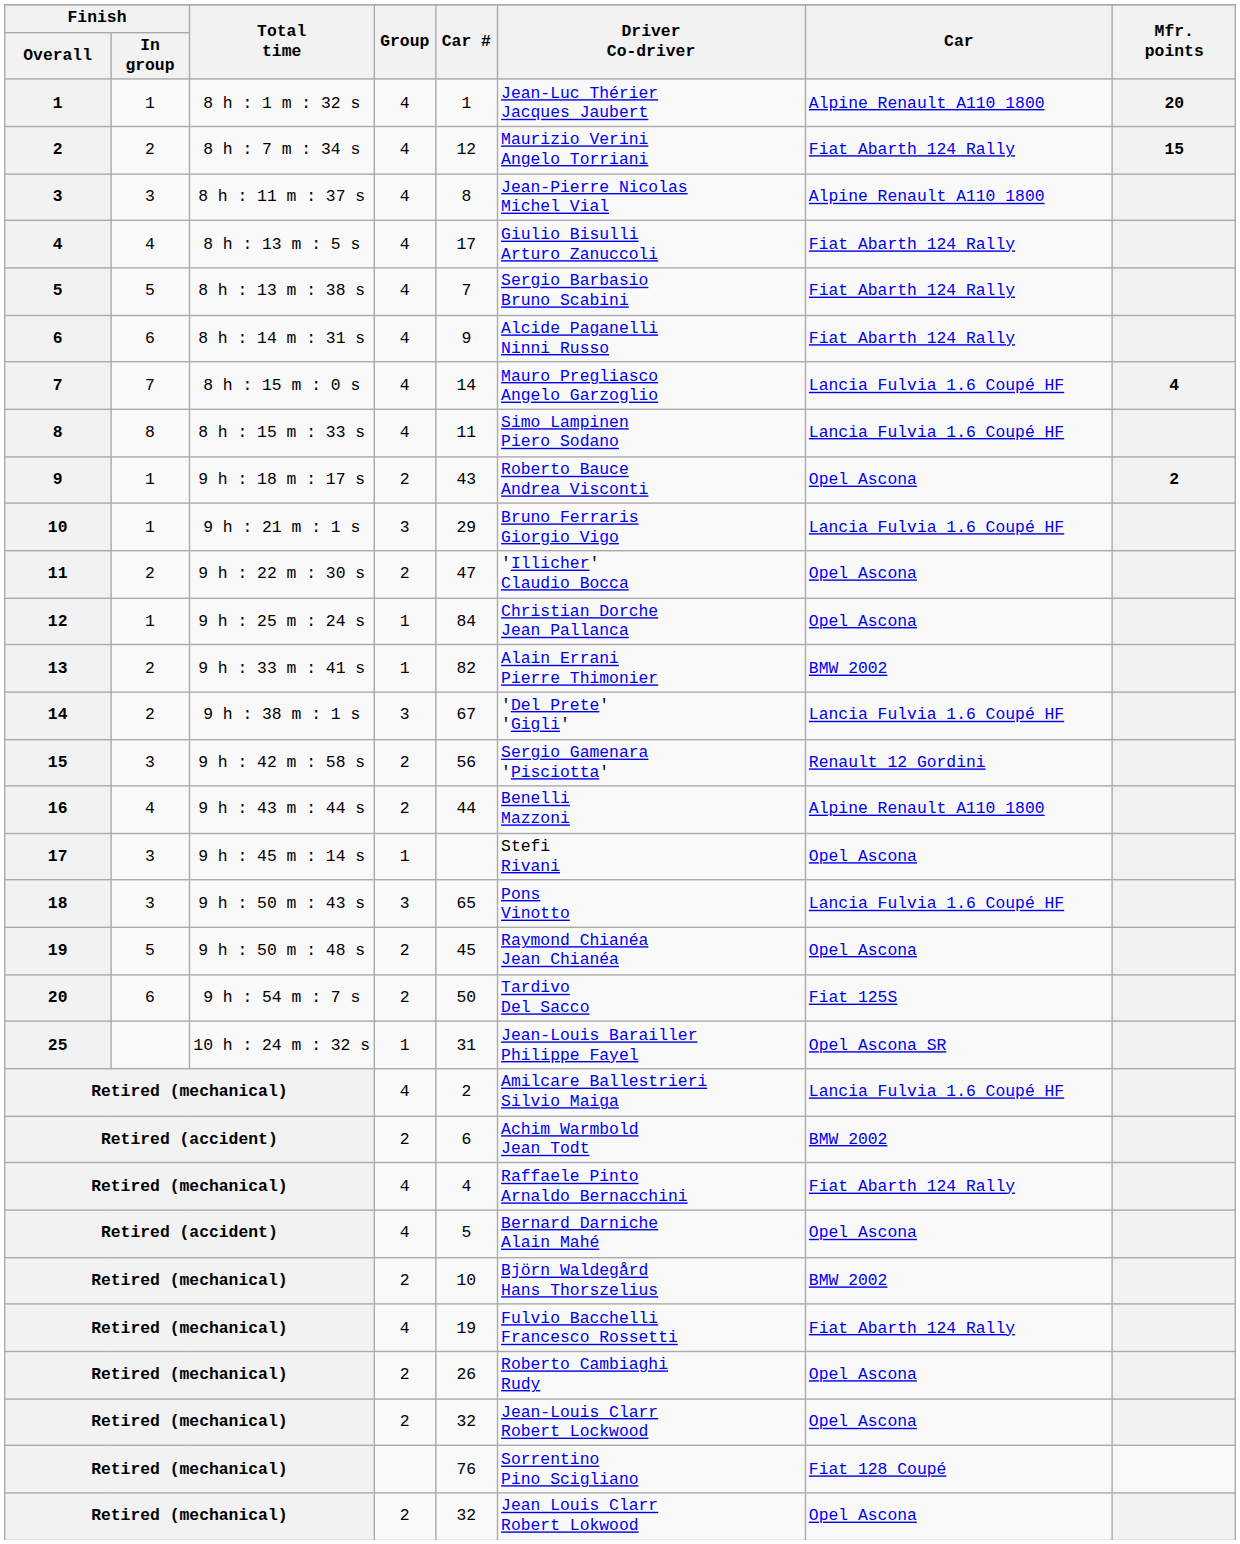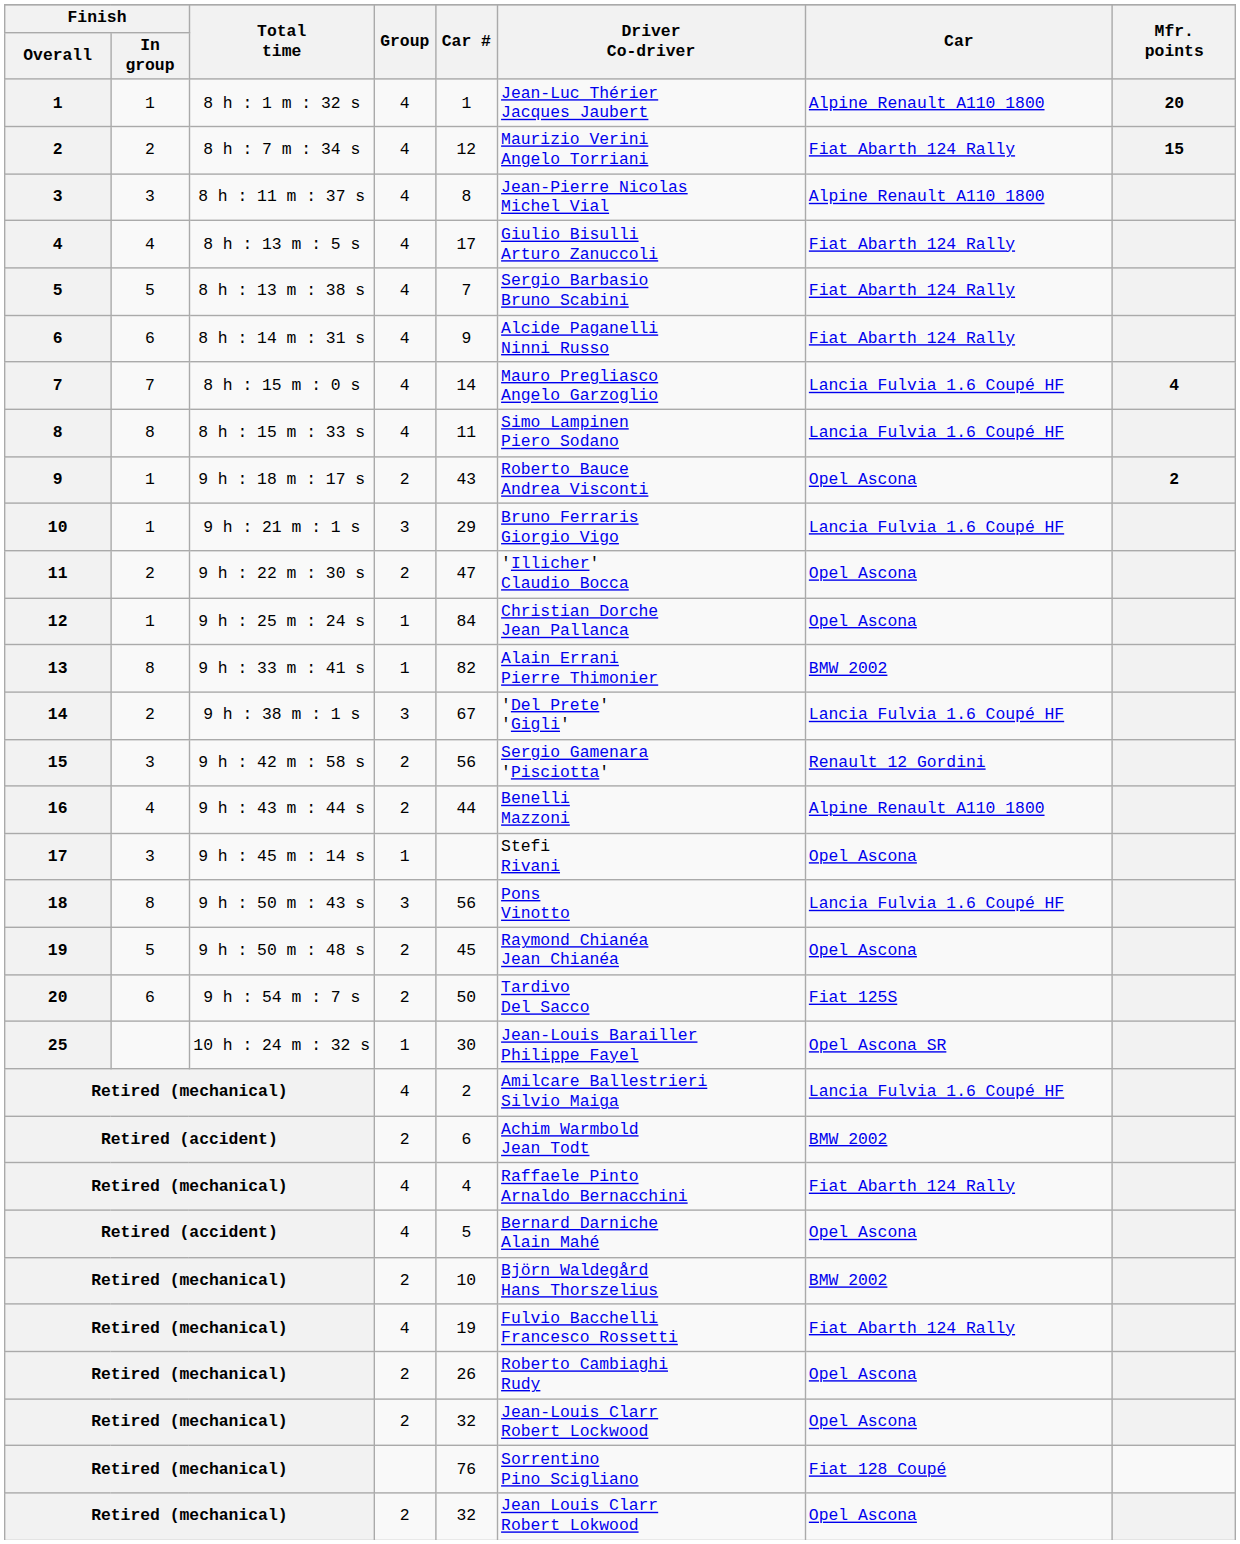(150, 668) 2 -> (150, 668) 8
(150, 904) 3 -> (150, 904) 8
(466, 904) 65 -> (466, 904) 56
(466, 1045) 31 -> (466, 1045) 30
